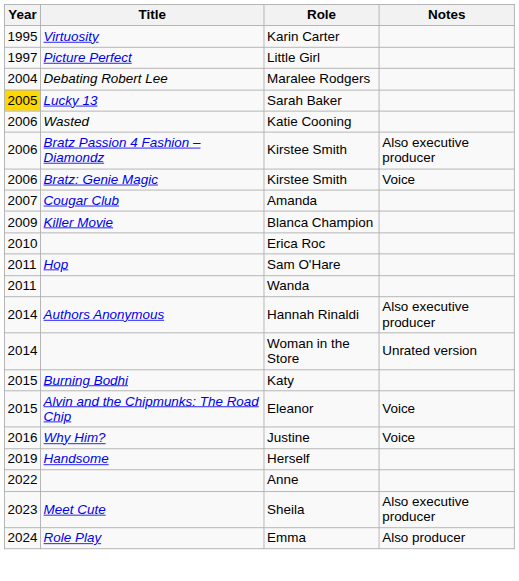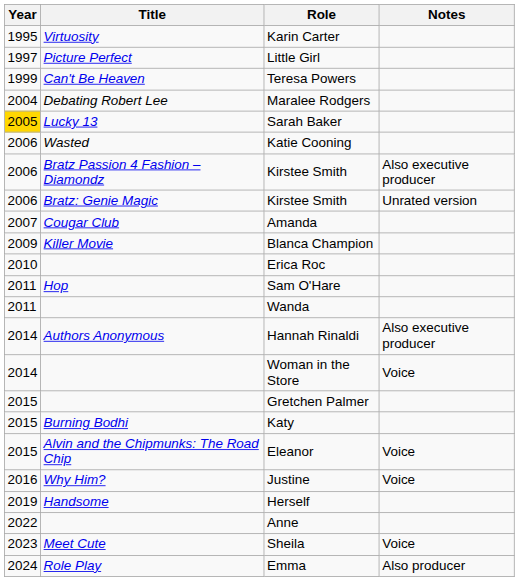+ row: (94, 79)
(399, 179) Voice -> (430, 200) Unrated version
(430, 351) Unrated version -> (399, 372) Voice
+ row: (152, 401)
(426, 509) Also executive producer -> (399, 544) Voice
